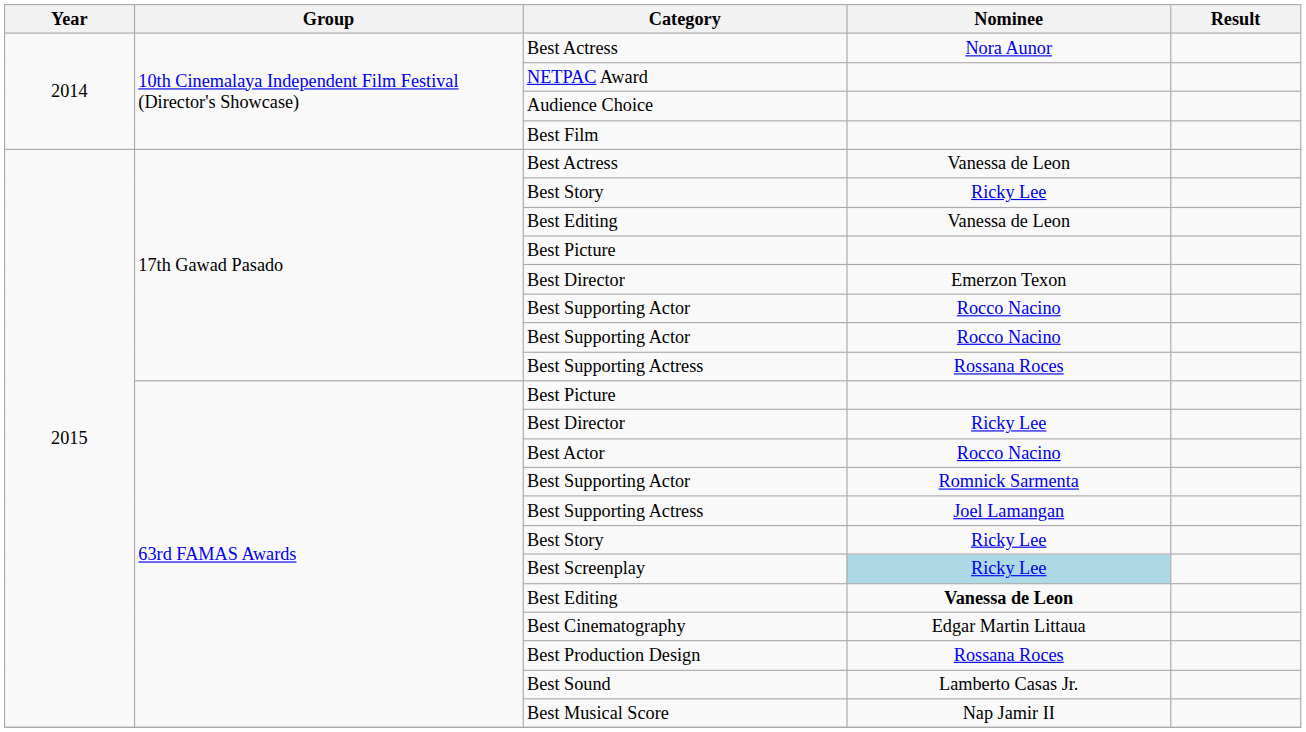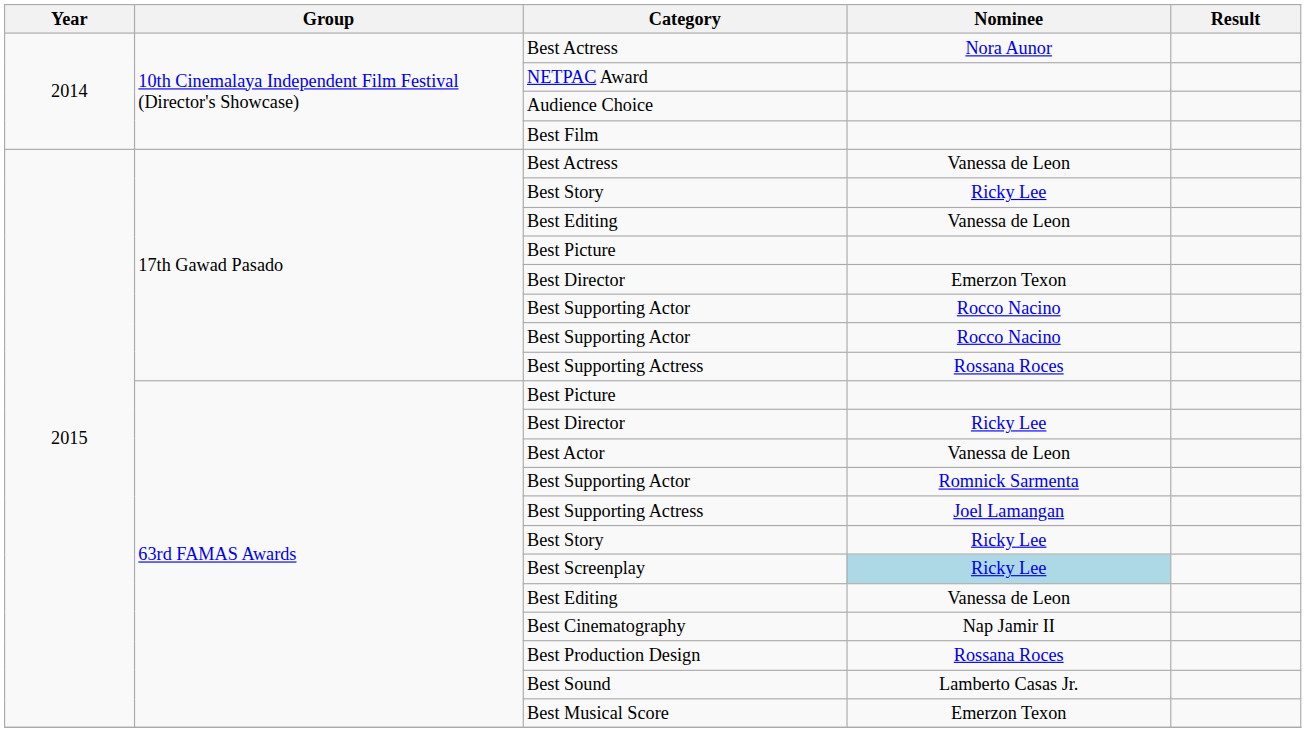(1009, 452) Rocco Nacino -> (1009, 452) Vanessa de Leon
(1009, 597) bold -> (1009, 597) normal
(1009, 626) Edgar Martin Littaua -> (1009, 626) Nap Jamir II
(1009, 713) Nap Jamir II -> (1009, 713) Emerzon Texon
